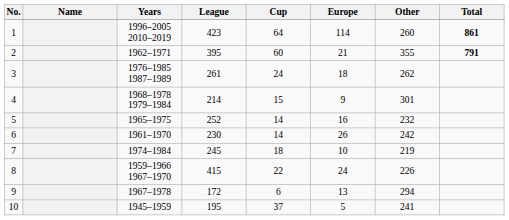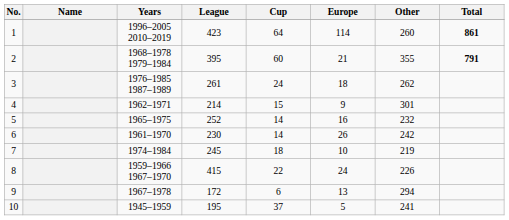(150, 53) 1962–1971 -> (150, 58) 1968–1978 1979–1984
(150, 100) 1968–1978 1979–1984 -> (150, 105) 1962–1971
